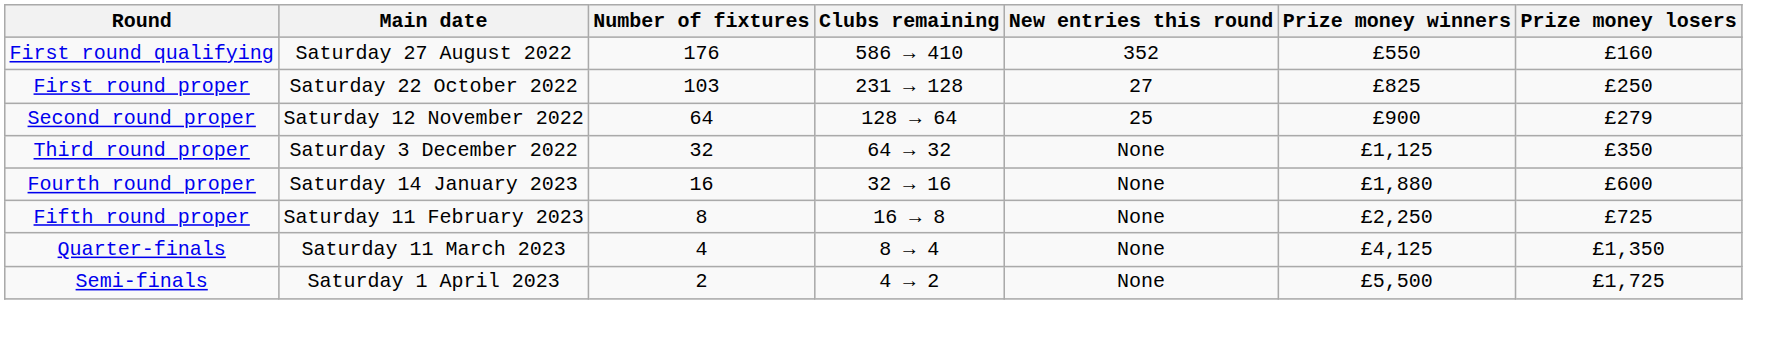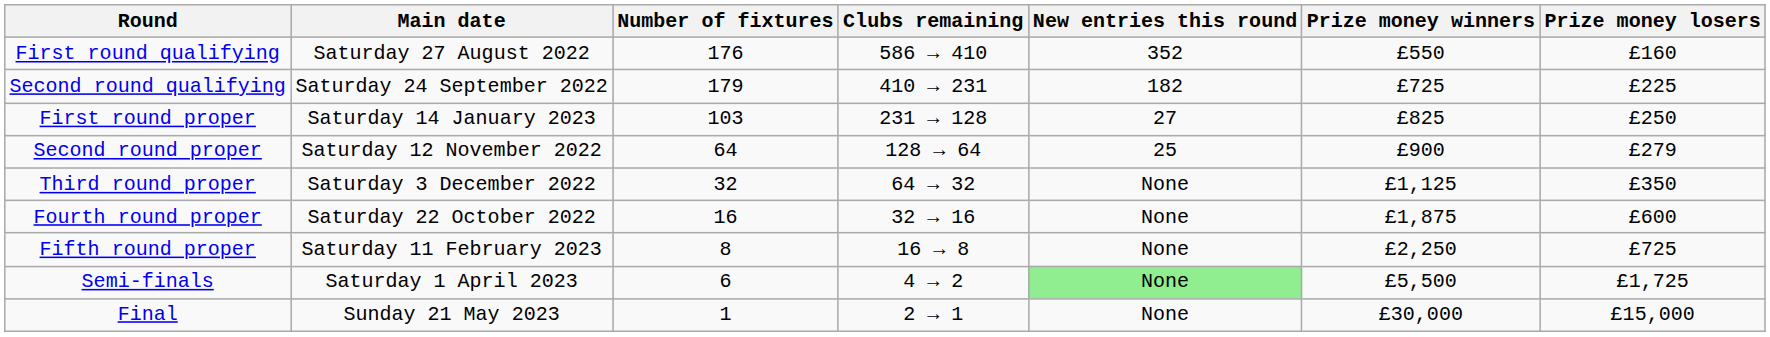+ row: (148, 86)
(434, 86) Saturday 22 October 2022 -> (452, 119) Saturday 14 January 2023
(434, 184) Saturday 14 January 2023 -> (452, 217) Saturday 22 October 2022
(1397, 184) £1,880 -> (1421, 217) £1,875
- row: (142, 249)
(701, 282) 2 -> (725, 282) 6
(1141, 282) no background -> (1165, 282) lightgreen background
+ row: (148, 315)
